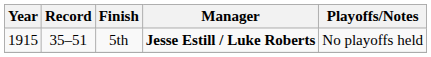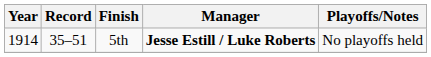(23, 40) 1915 -> (23, 40) 1914
